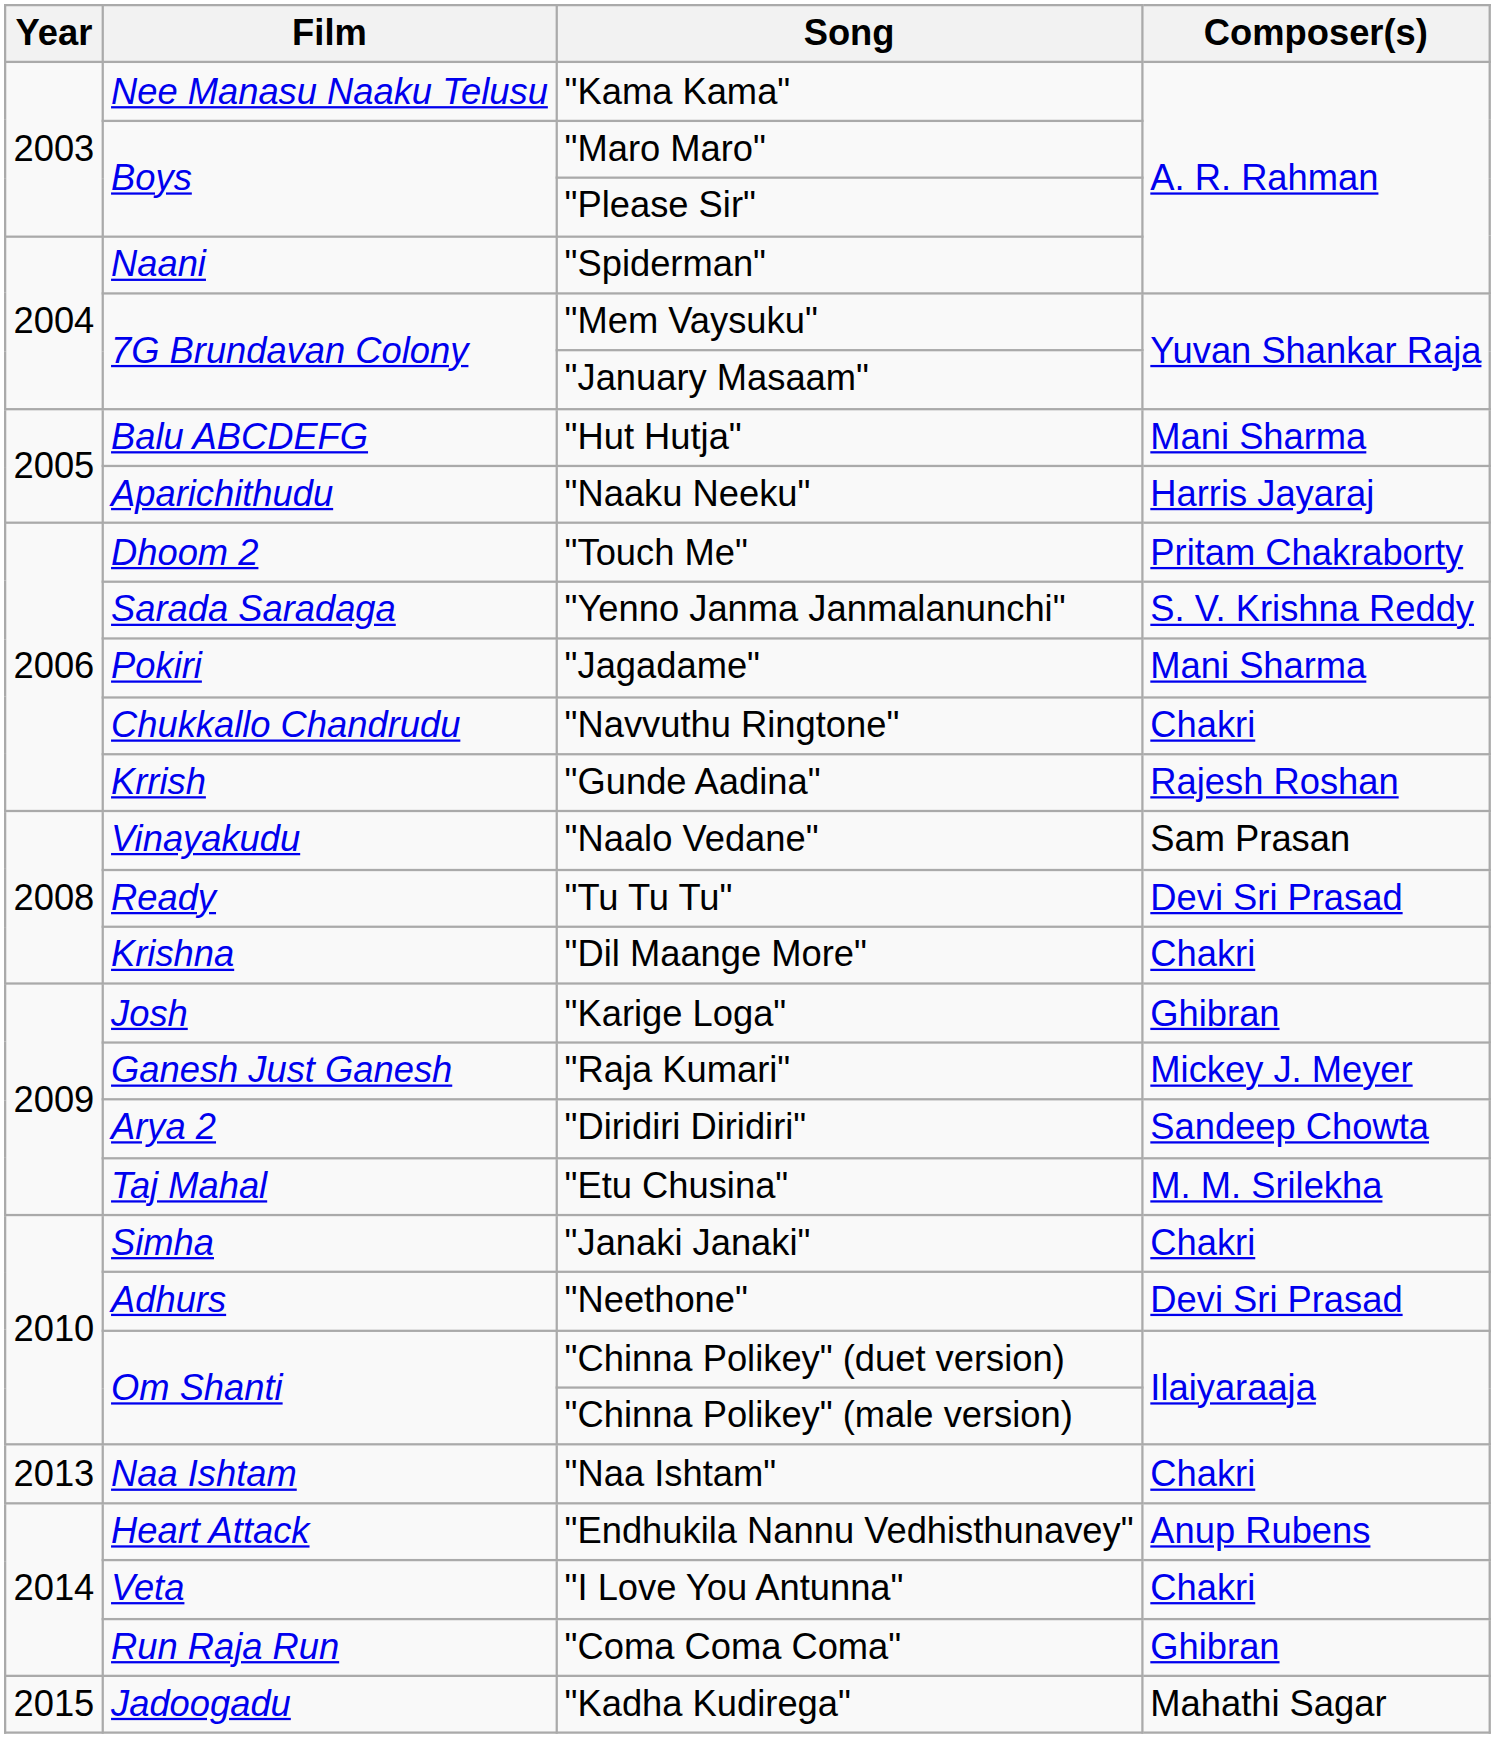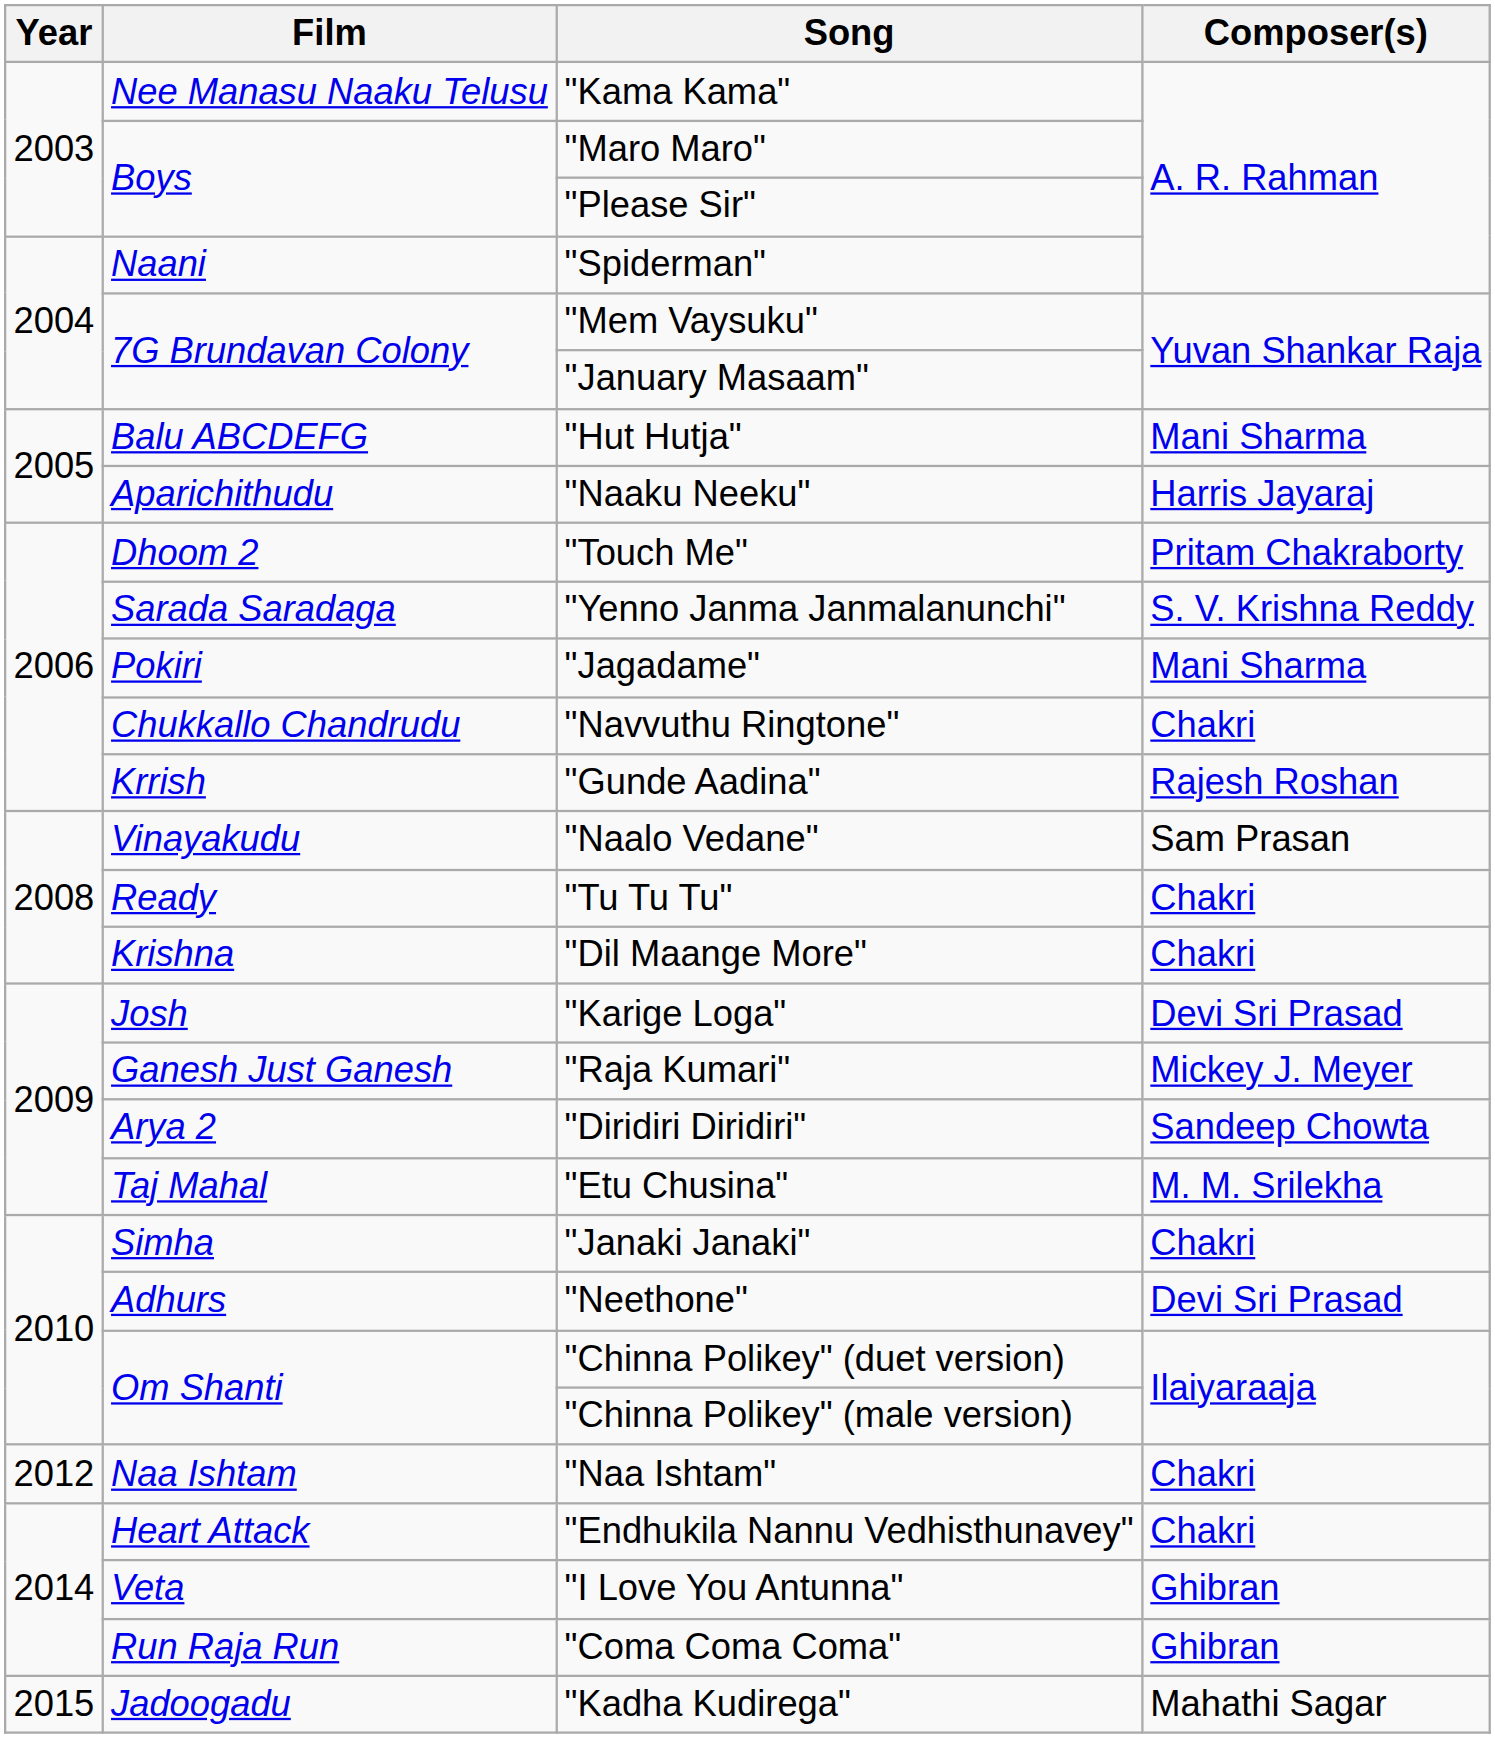(1276, 897) Devi Sri Prasad -> (1203, 897) Chakri
(1215, 1012) Ghibran -> (1276, 1012) Devi Sri Prasad
(54, 1473) 2013 -> (54, 1473) 2012
(1260, 1530) Anup Rubens -> (1203, 1530) Chakri
(1203, 1588) Chakri -> (1215, 1588) Ghibran
